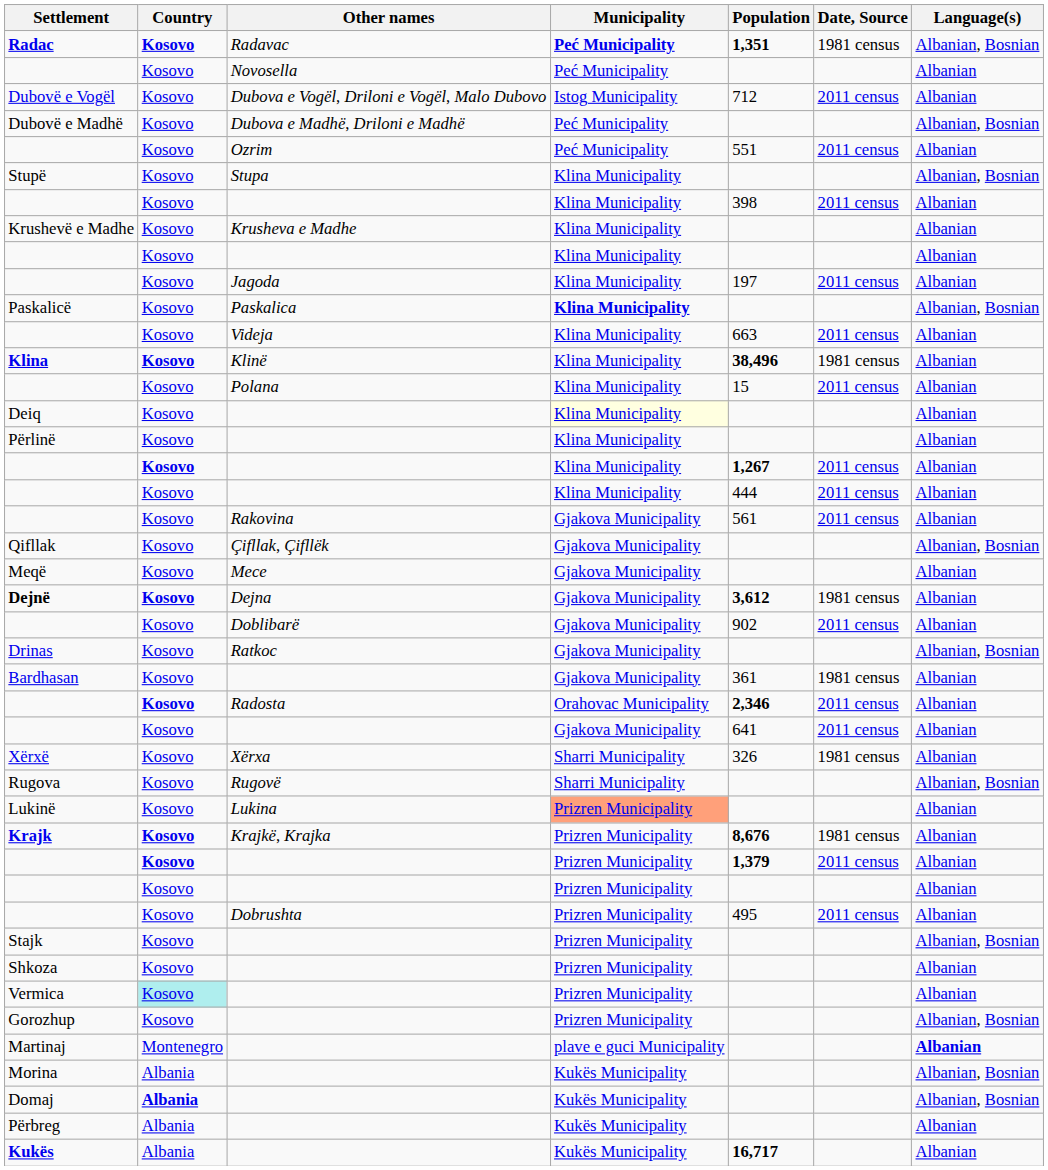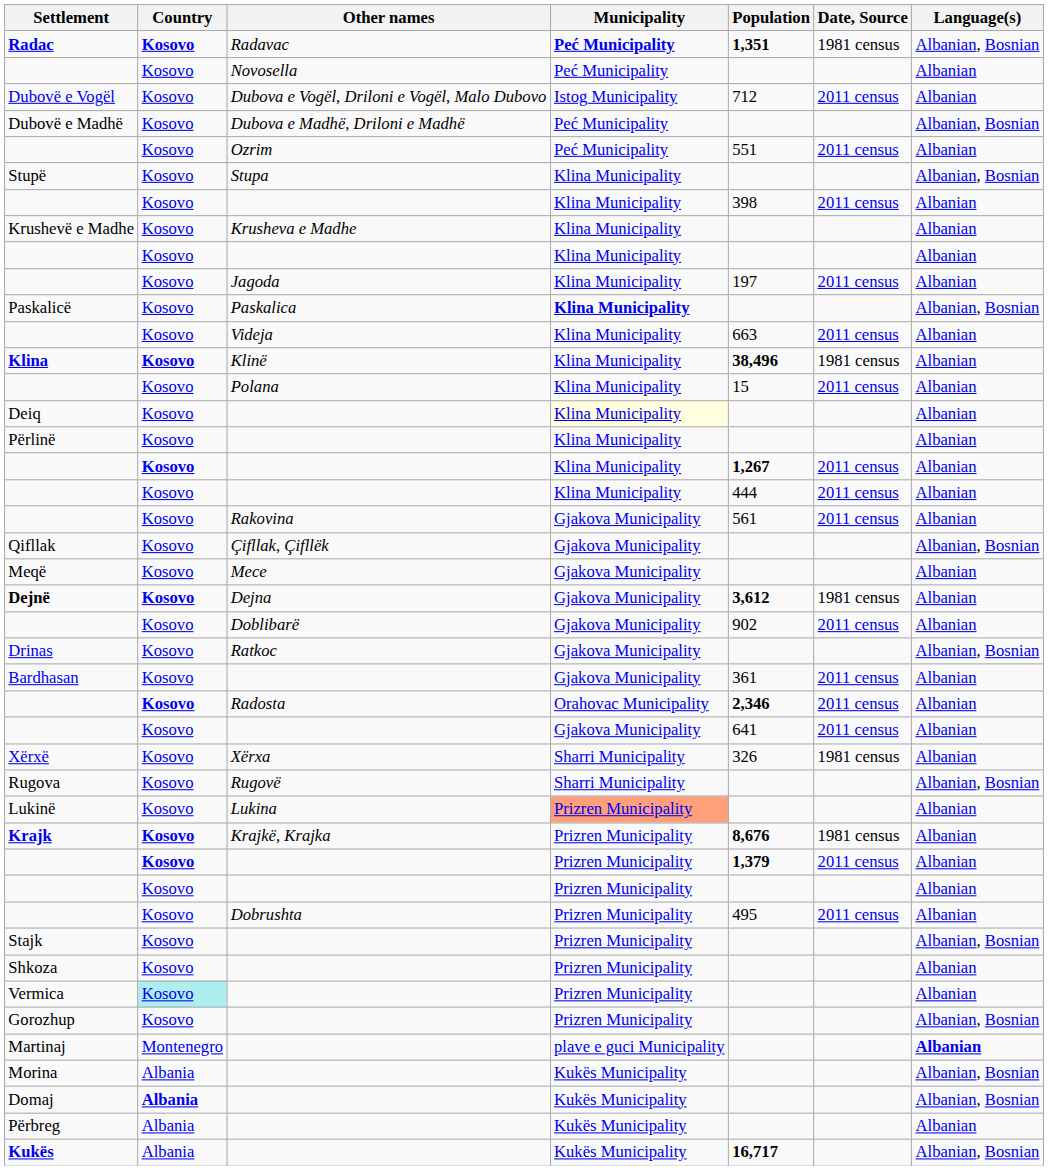(858, 677) 1981 census -> (858, 677) 2011 census
(946, 1152) Albanian -> (977, 1152) Albanian, Bosnian
